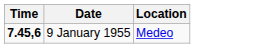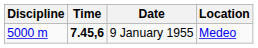+ column: (36, 14)
